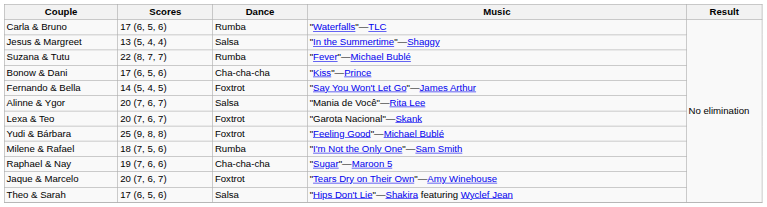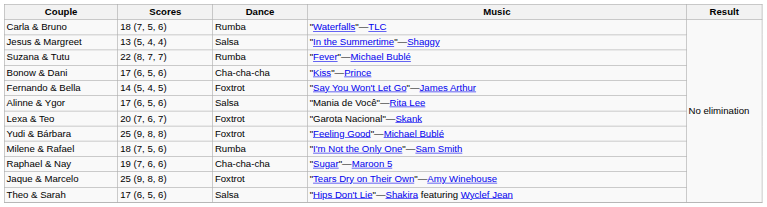(143, 27) 17 (6, 5, 6) -> (143, 27) 18 (7, 5, 6)
(143, 103) 20 (7, 6, 7) -> (143, 103) 17 (6, 5, 6)
(143, 179) 20 (7, 6, 7) -> (143, 179) 25 (9, 8, 8)
